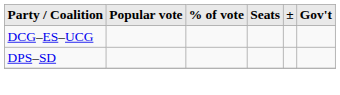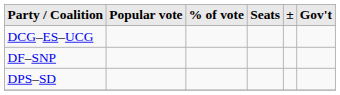+ row: (32, 57)
